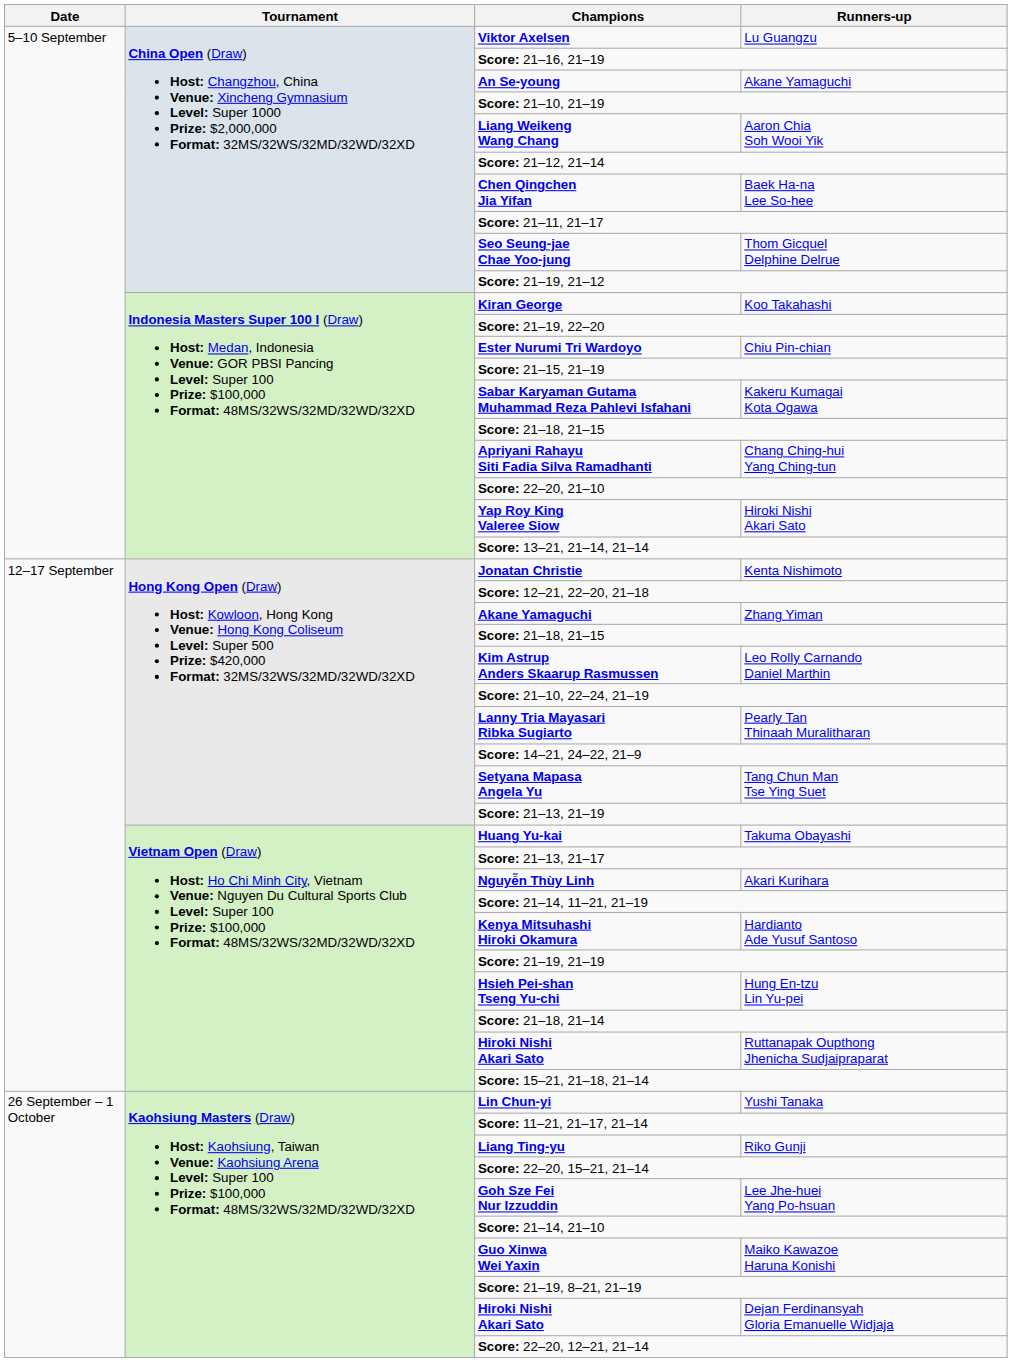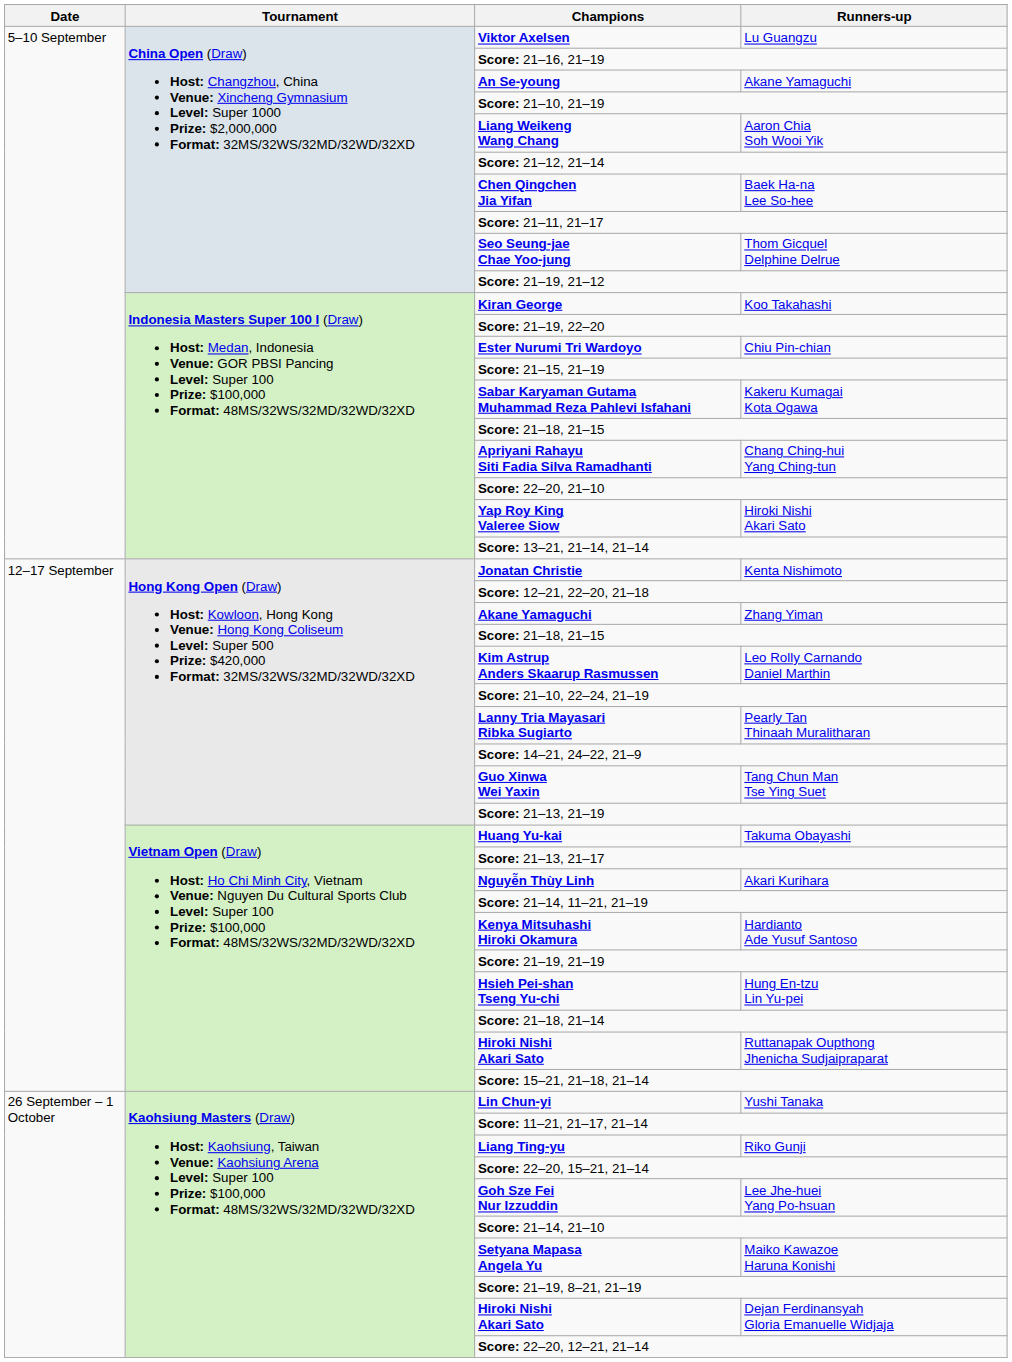(530, 784) Setyana Mapasa Angela Yu -> (512, 784) Guo Xinwa Wei Yaxin
(512, 1257) Guo Xinwa Wei Yaxin -> (530, 1257) Setyana Mapasa Angela Yu
